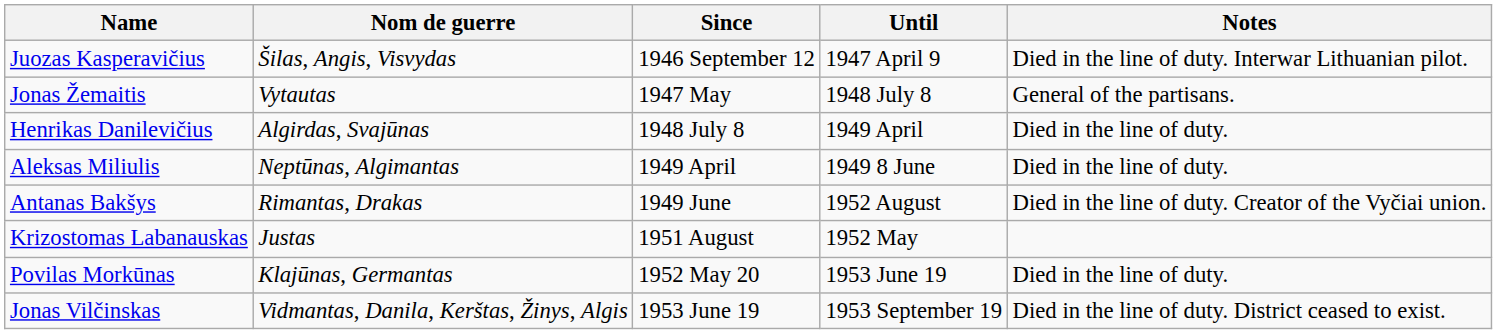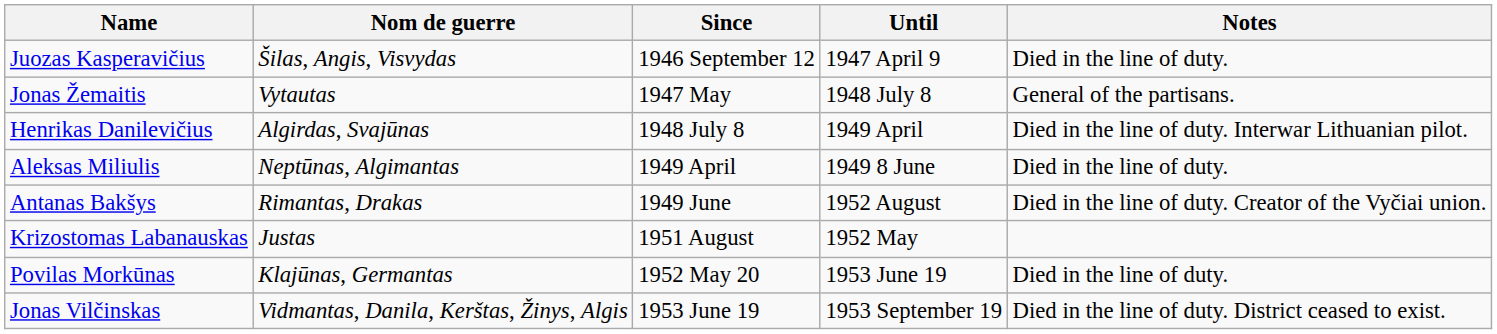(1240, 58) Died in the line of duty. Interwar Lithuanian pilot. -> (1120, 58) Died in the line of duty.
(1120, 130) Died in the line of duty. -> (1240, 130) Died in the line of duty. Interwar Lithuanian pilot.
